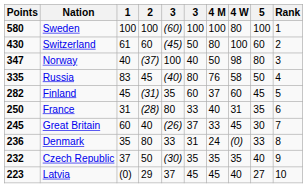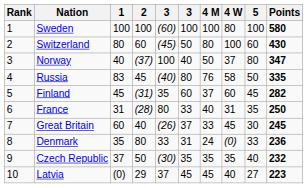columns swapped: (288, 12) <-> (22, 12)
(125, 45) 61 -> (119, 45) 80
(236, 61) 98 -> (230, 61) 37
